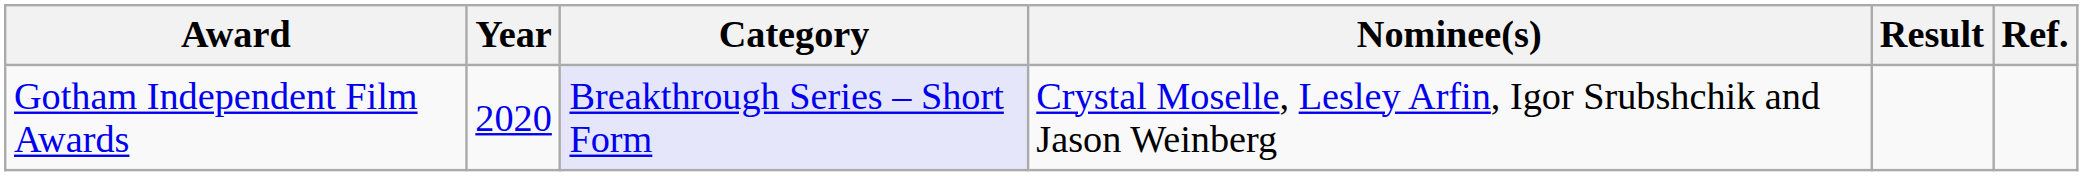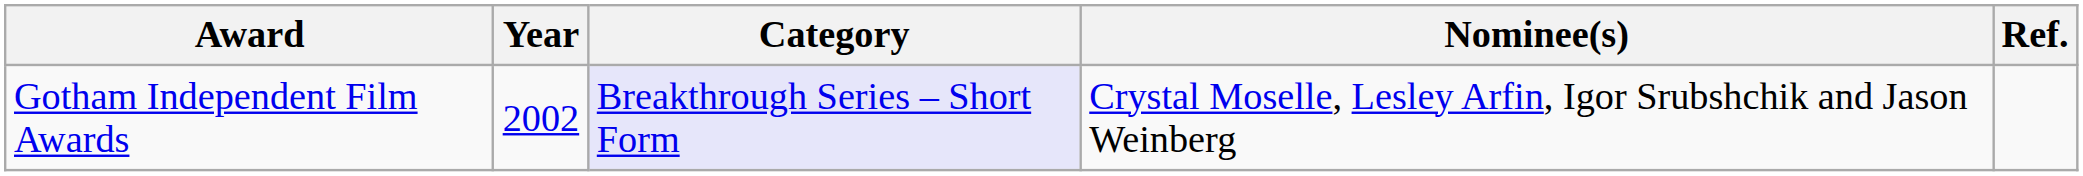- column: (1932, 34)
(514, 116) 2020 -> (541, 116) 2002
